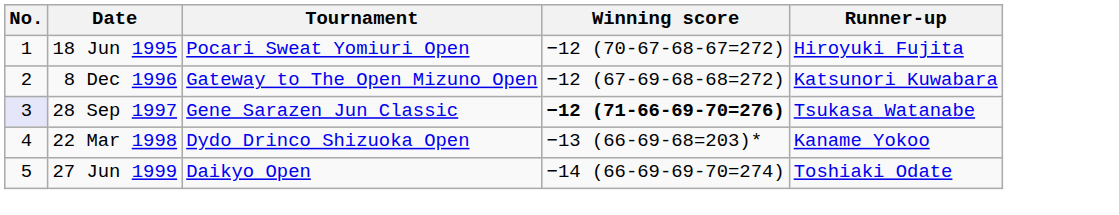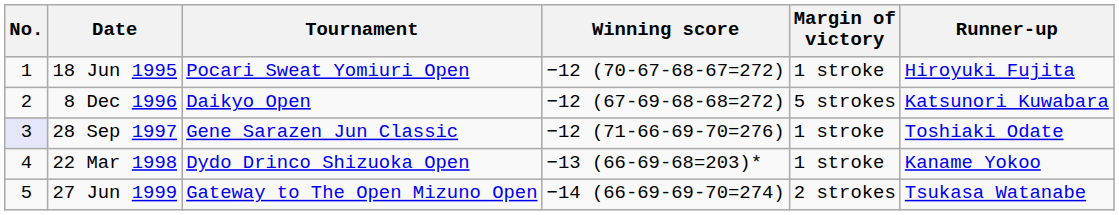+ column: (845, 31)
(362, 81) Gateway to The Open Mizuno Open -> (249, 103) Daikyo Open
(666, 112) bold -> (666, 133) normal
(884, 112) Tsukasa Watanabe -> (984, 133) Toshiaki Odate
(249, 173) Daikyo Open -> (362, 194) Gateway to The Open Mizuno Open
(873, 173) Toshiaki Odate -> (995, 194) Tsukasa Watanabe
